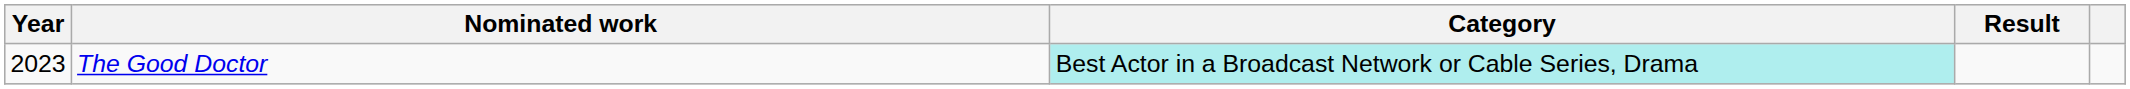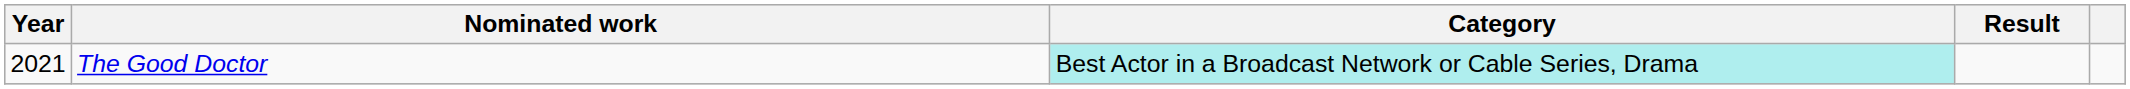(38, 63) 2023 -> (38, 63) 2021
